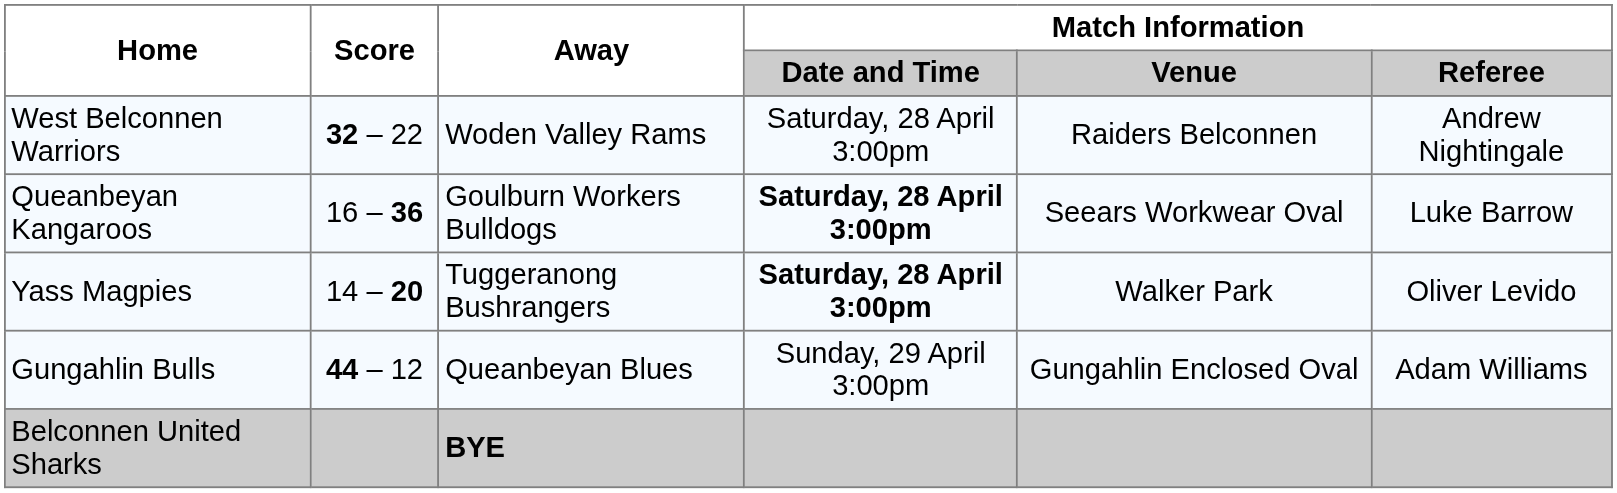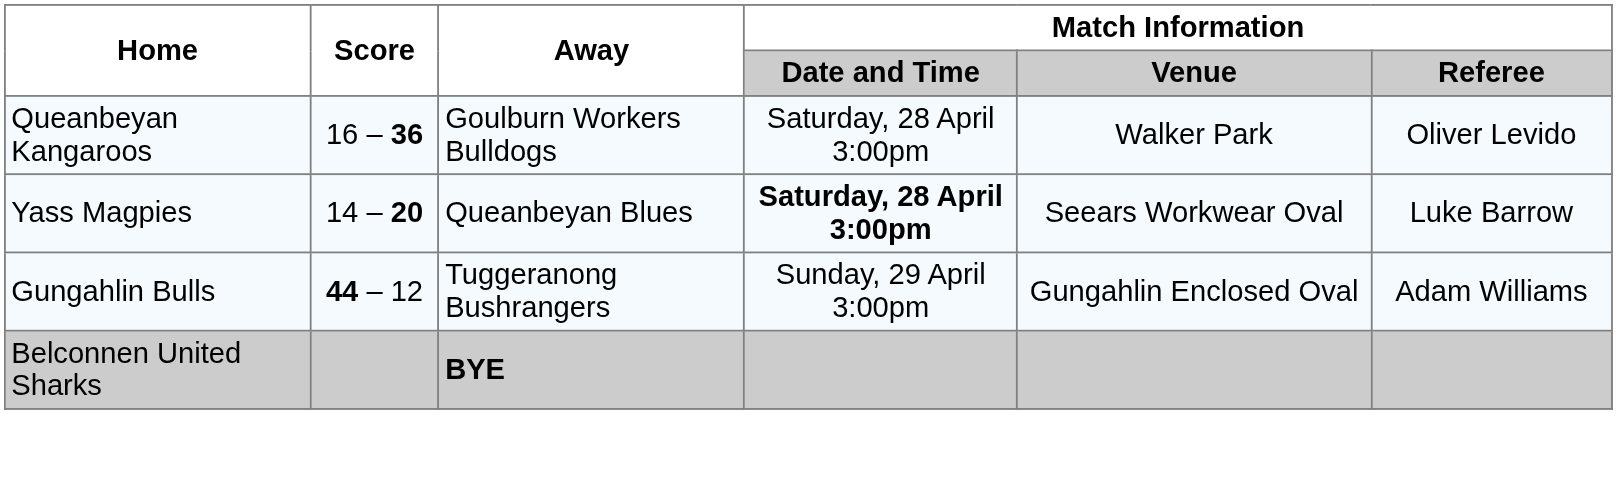- row: (117, 134)
(881, 212) bold -> (881, 134) normal
(1194, 212) Seears Workwear Oval -> (1194, 134) Walker Park
(1491, 212) Luke Barrow -> (1491, 134) Oliver Levido
(531, 291) Tuggeranong Bushrangers -> (569, 212) Queanbeyan Blues
(1194, 291) Walker Park -> (1194, 212) Seears Workwear Oval
(1491, 291) Oliver Levido -> (1491, 212) Luke Barrow
(569, 369) Queanbeyan Blues -> (531, 291) Tuggeranong Bushrangers
